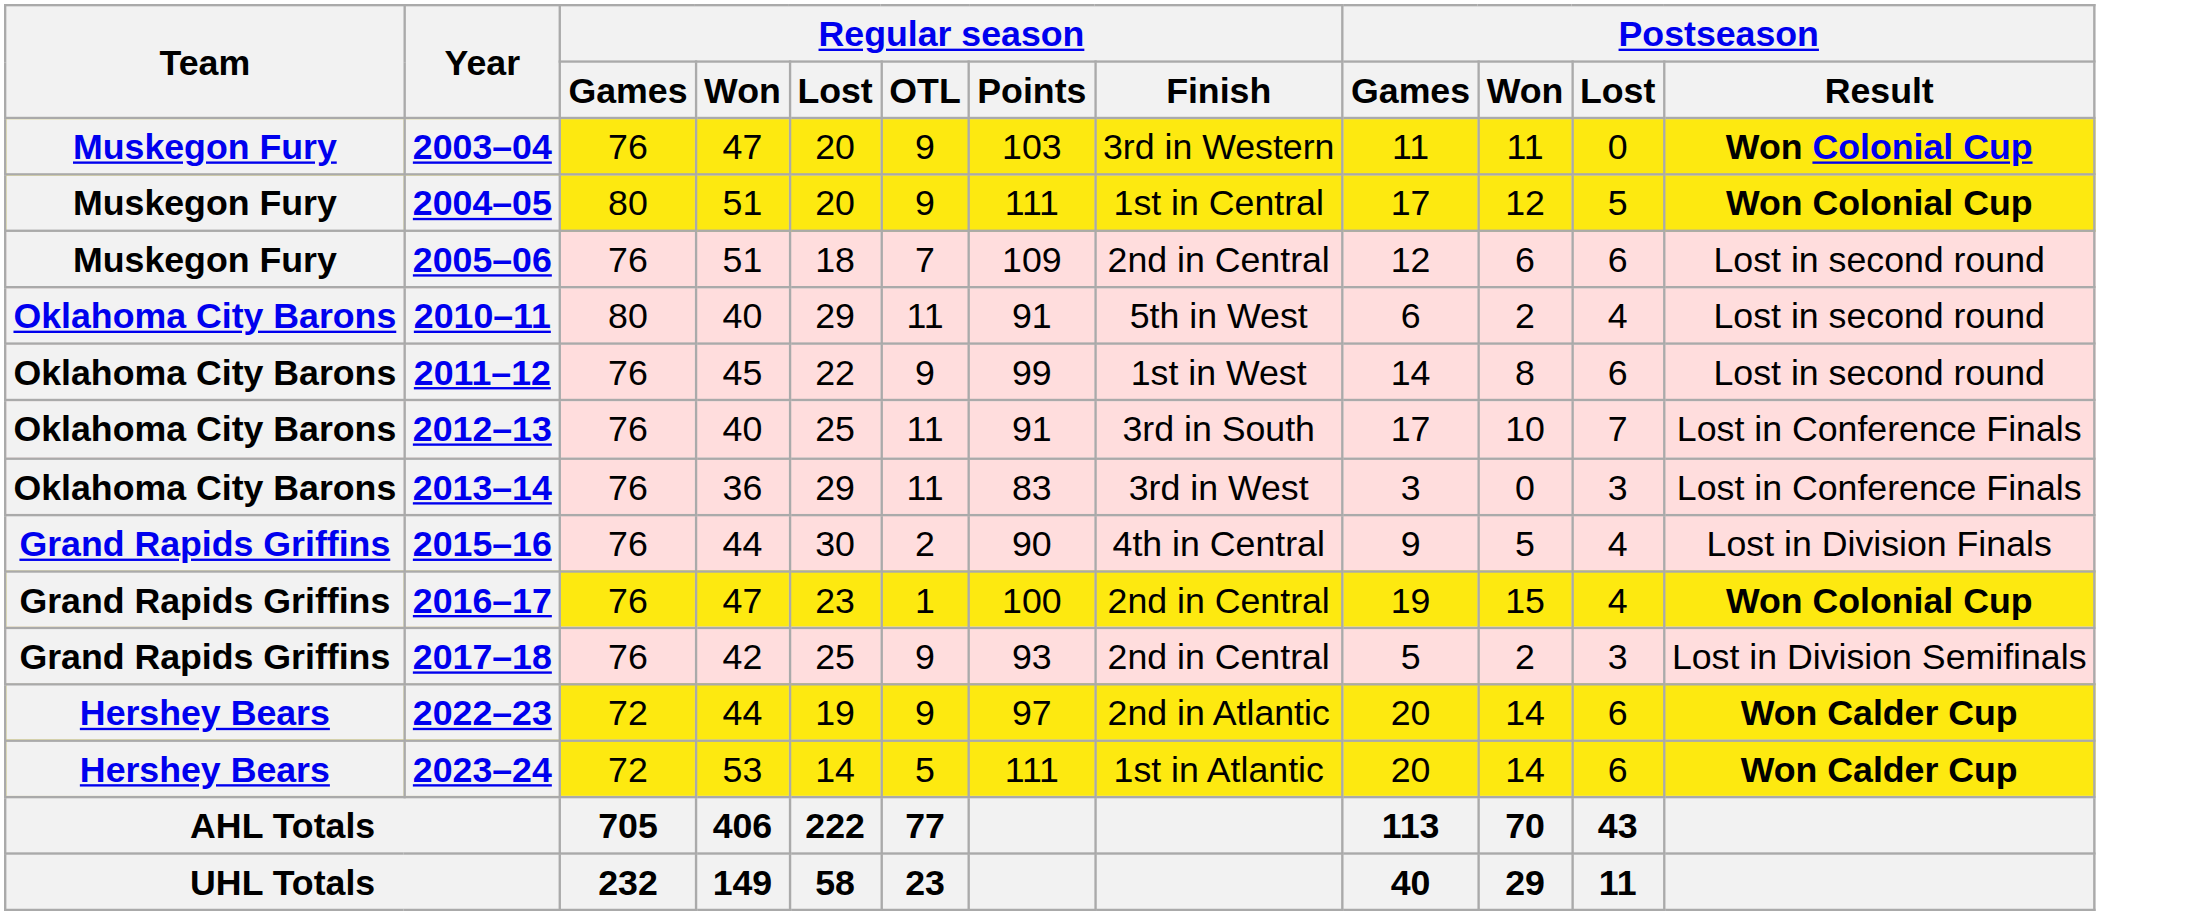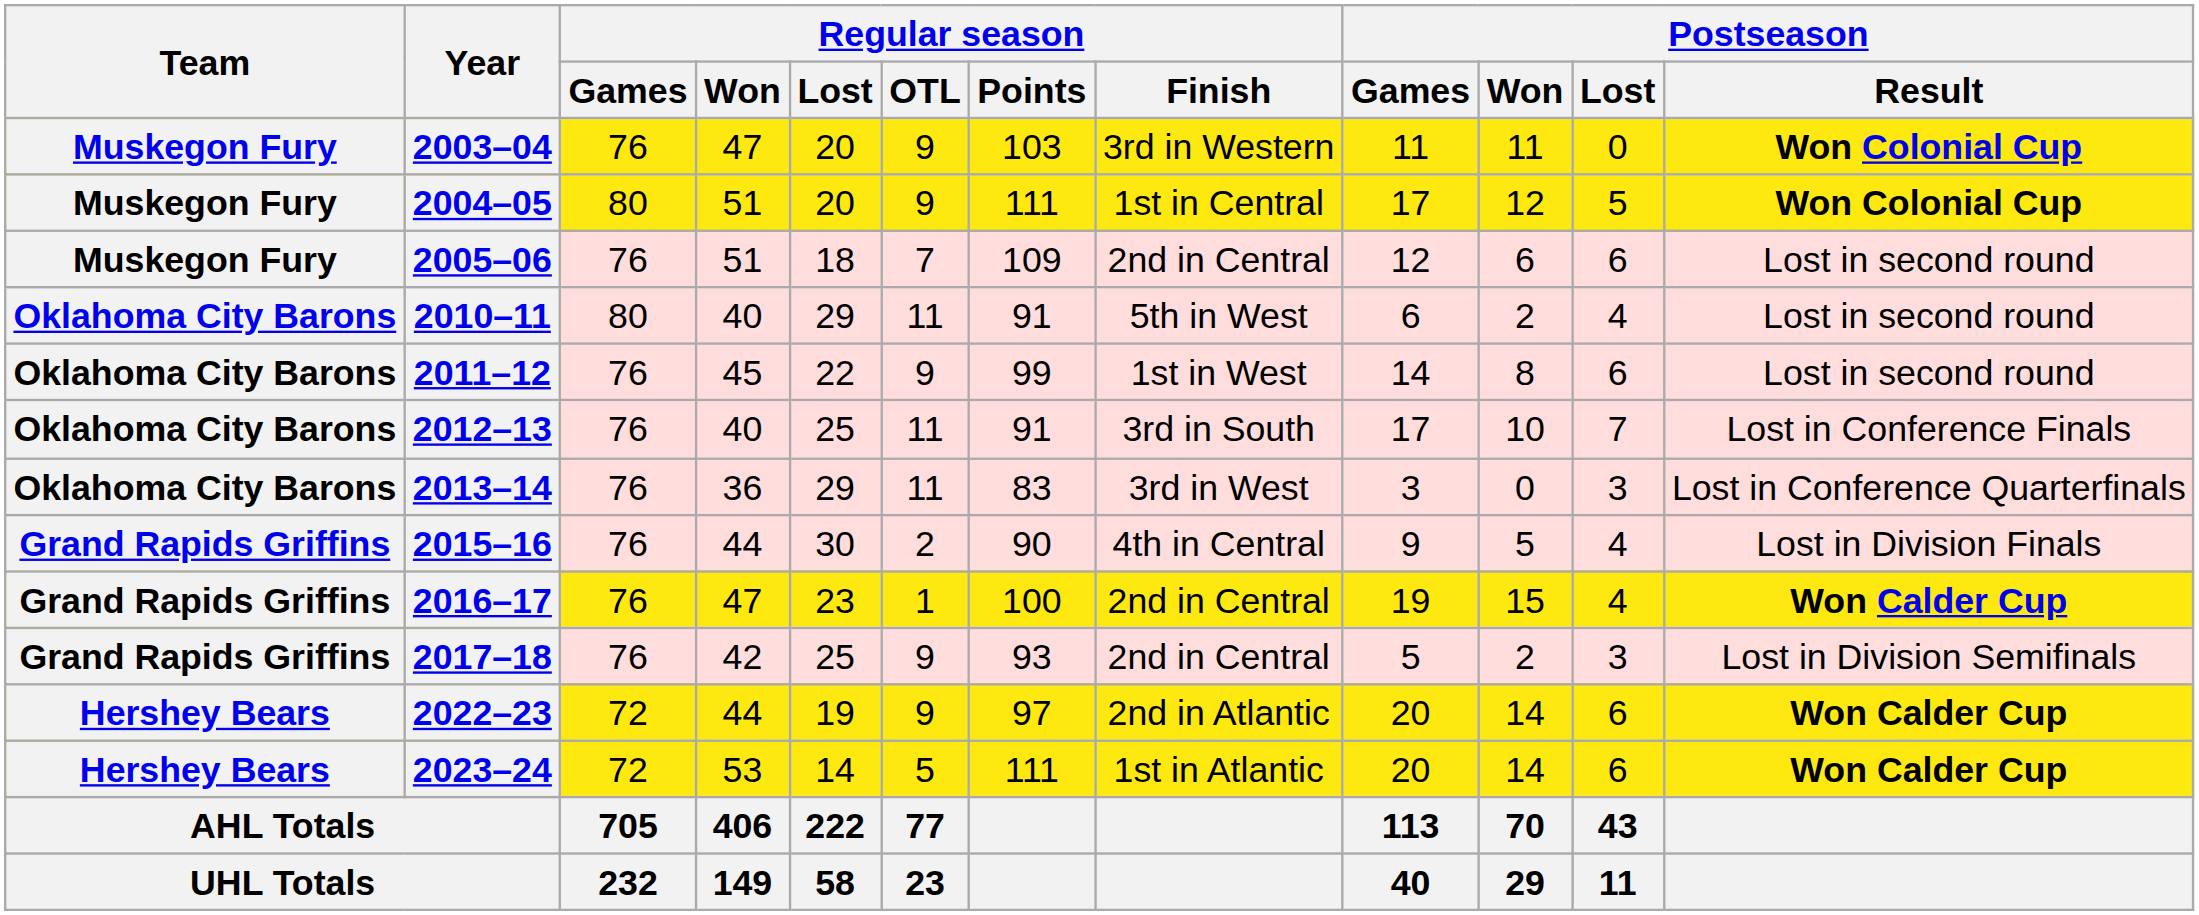(1879, 486) Lost in Conference Finals -> (1929, 486) Lost in Conference Quarterfinals
(1879, 599) Won Colonial Cup -> (1929, 599) Won Calder Cup
